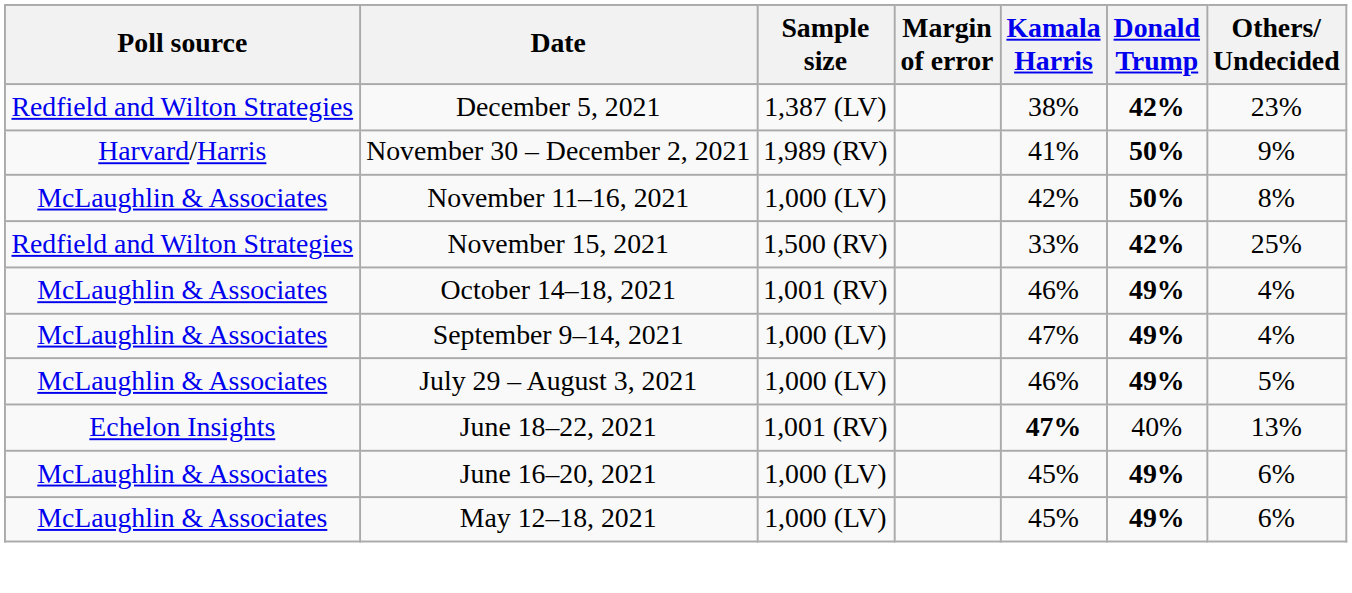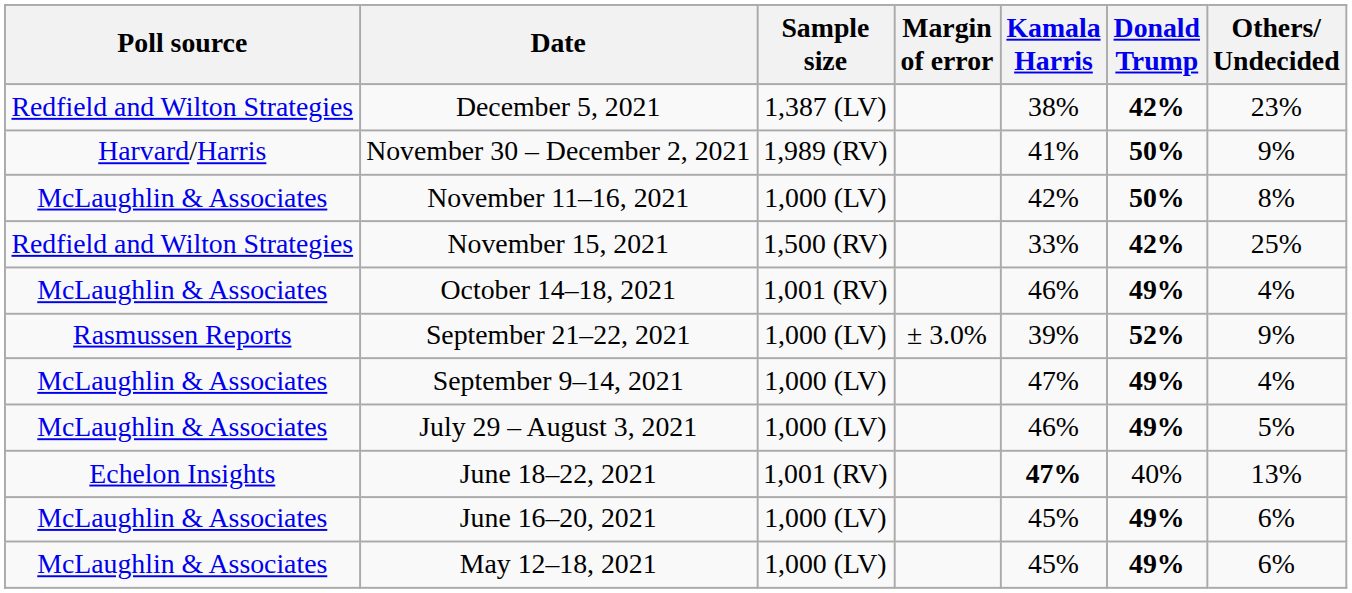+ row: (558, 335)
